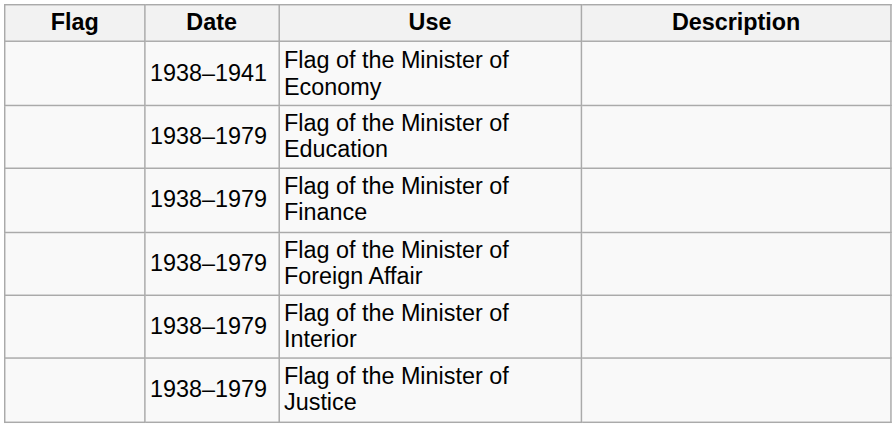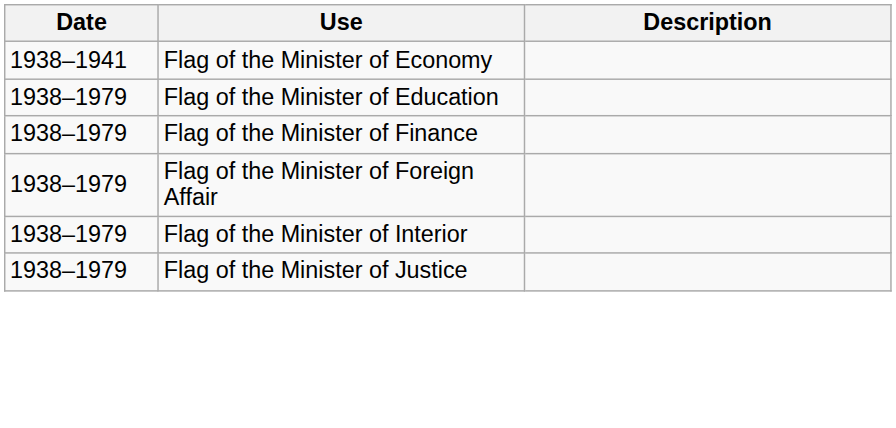- column: (75, 23)
